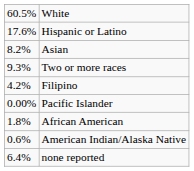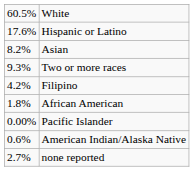rows swapped: (82, 121) <-> (77, 103)
(19, 157) 6.4% -> (19, 157) 2.7%
